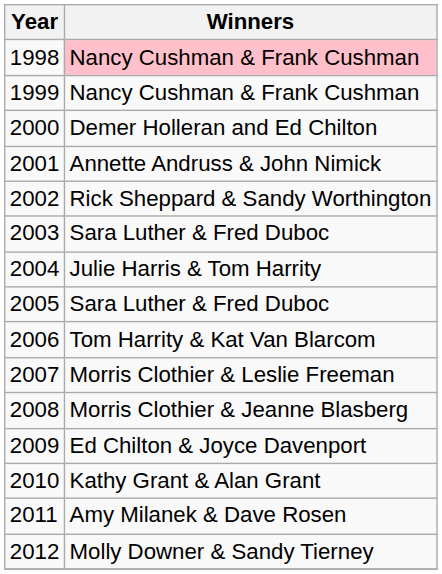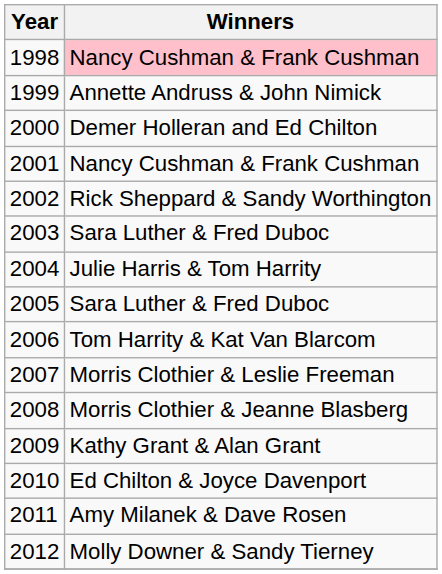(244, 92) Nancy Cushman & Frank Cushman -> (225, 92) Annette Andruss & John Nimick
(225, 163) Annette Andruss & John Nimick -> (244, 163) Nancy Cushman & Frank Cushman
(218, 445) Ed Chilton & Joyce Davenport -> (195, 445) Kathy Grant & Alan Grant
(195, 480) Kathy Grant & Alan Grant -> (218, 480) Ed Chilton & Joyce Davenport
